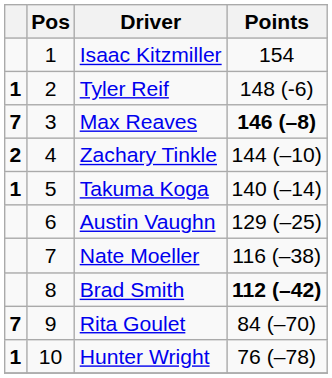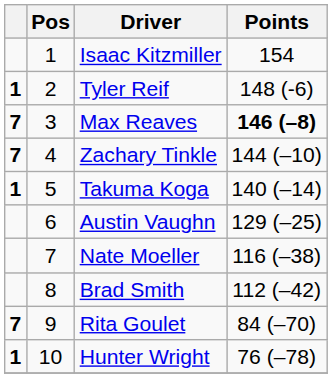(15, 155) 2 -> (15, 155) 7
(277, 289) bold -> (277, 289) normal
